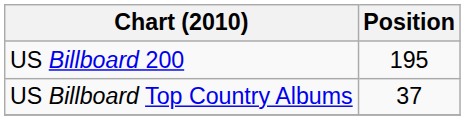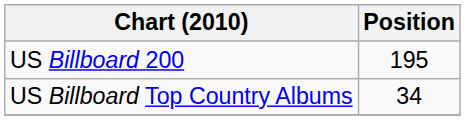(409, 96) 37 -> (409, 96) 34
